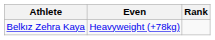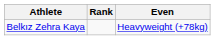columns swapped: (135, 12) <-> (196, 12)
